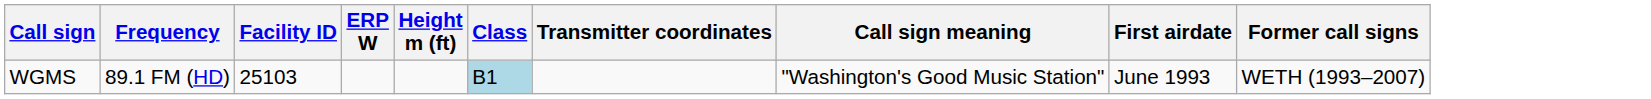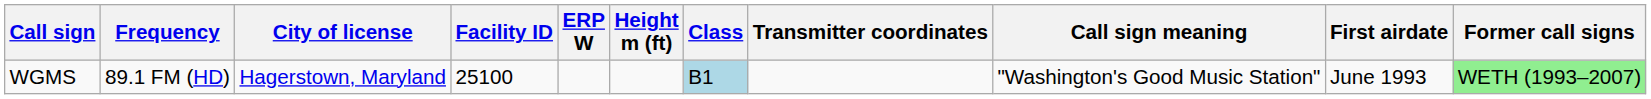+ column: (343, 32)
(268, 76) 25103 -> (484, 76) 25100
(1333, 76) no background -> (1549, 76) lightgreen background
